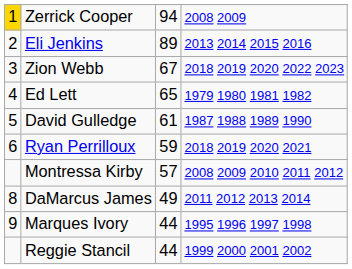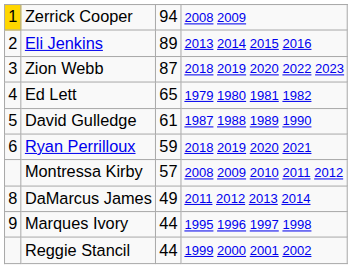(168, 69) 67 -> (168, 69) 87
